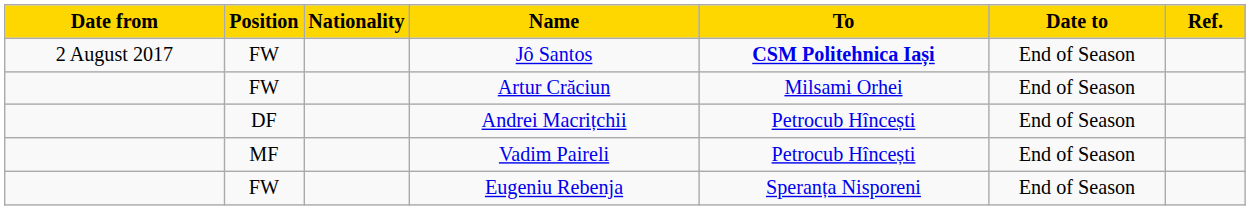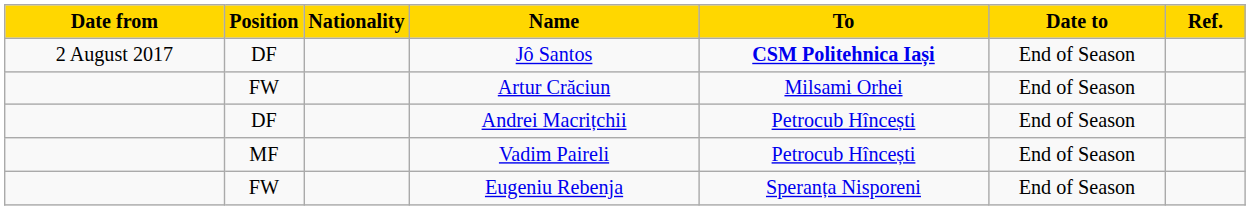(264, 54) FW -> (264, 54) DF
